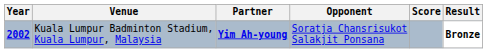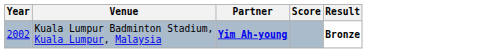- column: (350, 12)
(18, 34) bold -> (18, 34) normal
